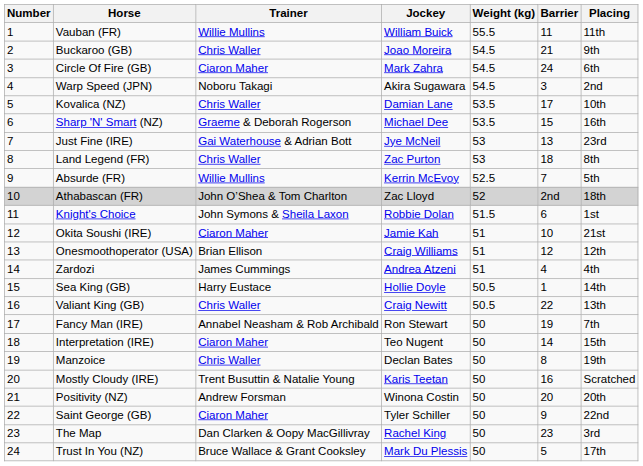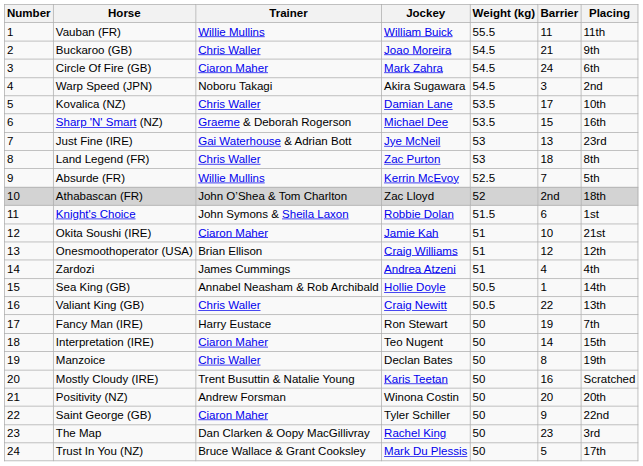(235, 287) Harry Eustace -> (288, 287) Annabel Neasham & Rob Archibald
(288, 324) Annabel Neasham & Rob Archibald -> (235, 324) Harry Eustace
